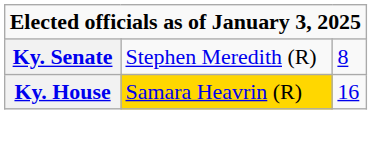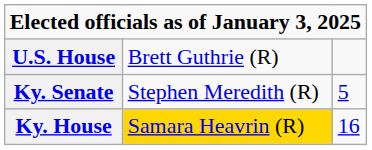+ row: (64, 56)
(343, 56) 8 -> (343, 91) 5
